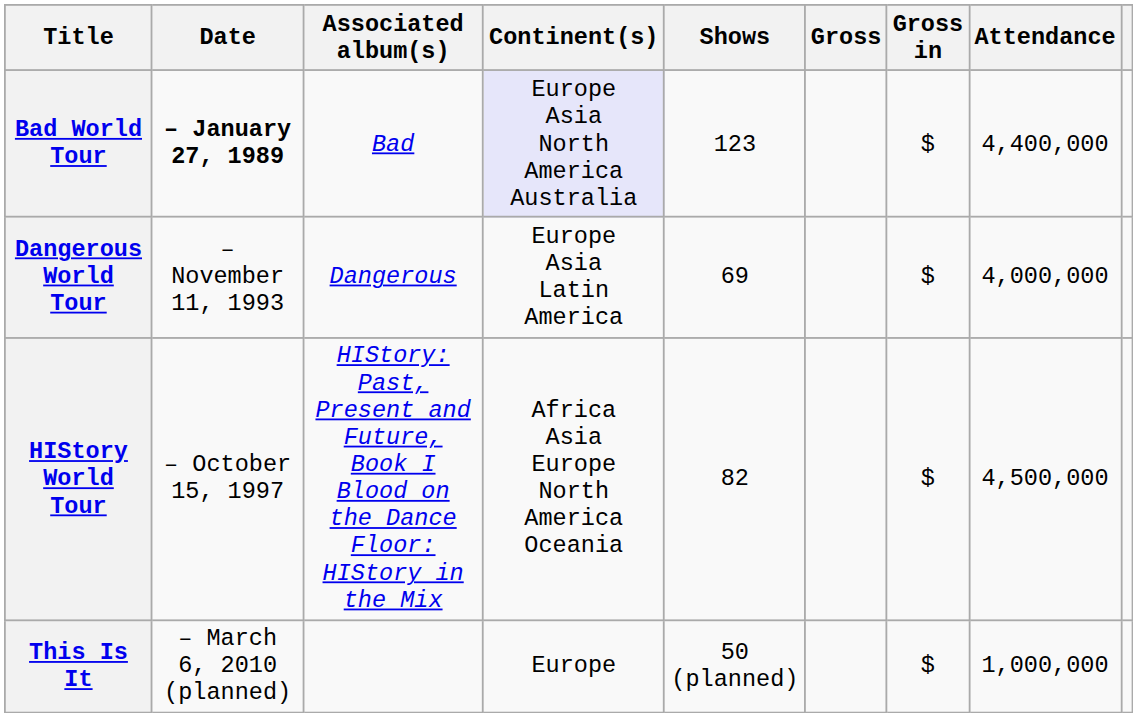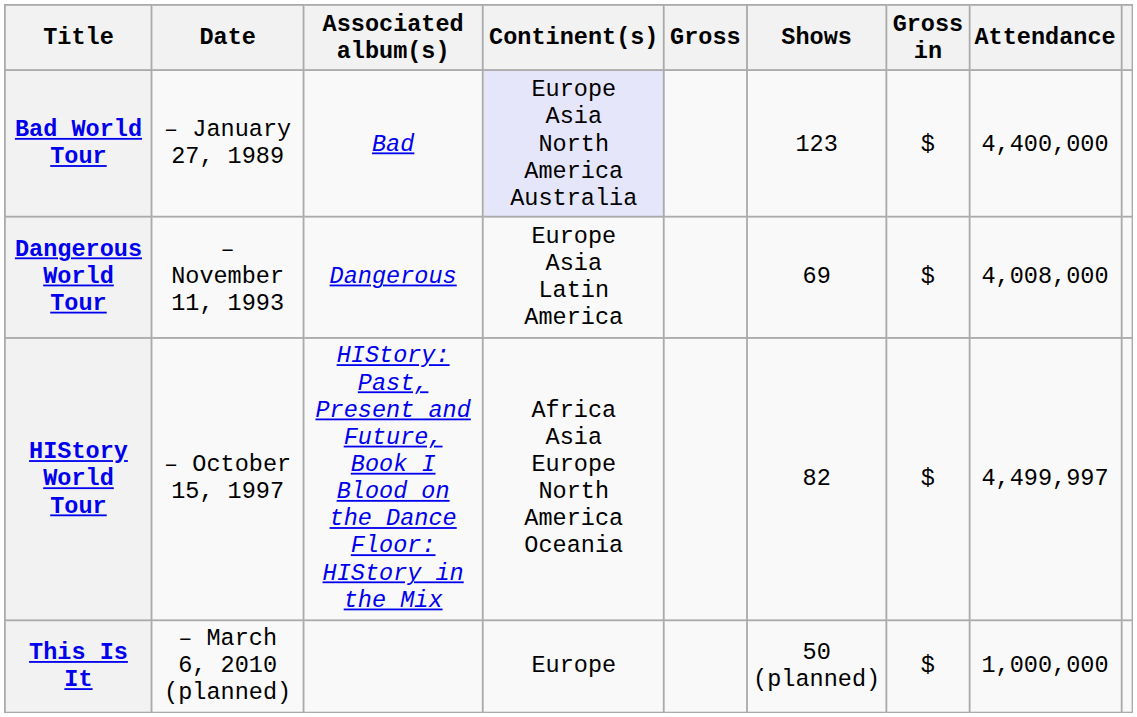columns swapped: (735, 38) <-> (846, 38)
(228, 144) bold -> (228, 144) normal
(1045, 277) 4,000,000 -> (1045, 277) 4,008,000
(1045, 479) 4,500,000 -> (1045, 479) 4,499,997
